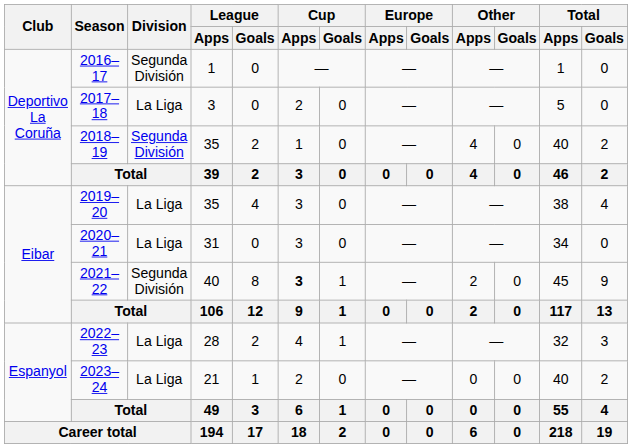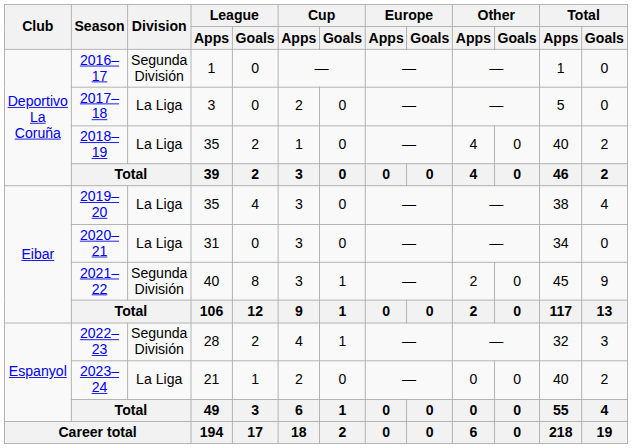(159, 144) Segunda División -> (159, 144) La Liga
(299, 281) bold -> (299, 281) normal
(159, 341) La Liga -> (159, 341) Segunda División
